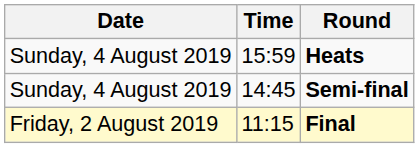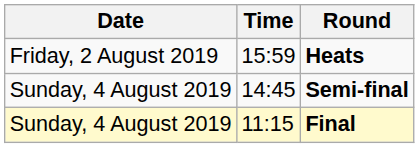(121, 55) Sunday, 4 August 2019 -> (114, 55) Friday, 2 August 2019
(114, 124) Friday, 2 August 2019 -> (121, 124) Sunday, 4 August 2019
